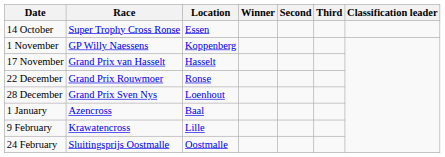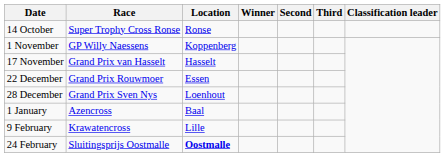(197, 29) Essen -> (198, 29) Ronse
(198, 78) Ronse -> (197, 78) Essen
(206, 144) normal -> (208, 144) bold
